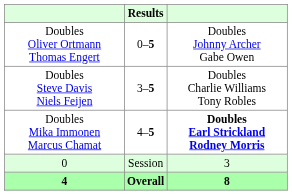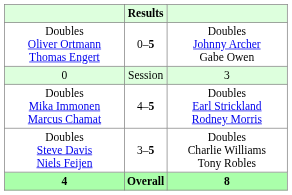rows swapped: (64, 88) <-> (64, 163)
(227, 132) bold -> (227, 106) normal
